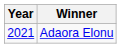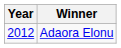(21, 33) 2021 -> (21, 33) 2012
